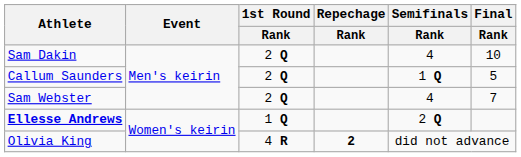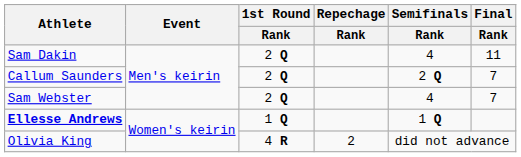(493, 55) 10 -> (493, 55) 11
(430, 77) 1 Q -> (430, 77) 2 Q
(493, 77) 5 -> (493, 77) 7
(430, 120) 2 Q -> (430, 120) 1 Q
(351, 141) bold -> (351, 141) normal
